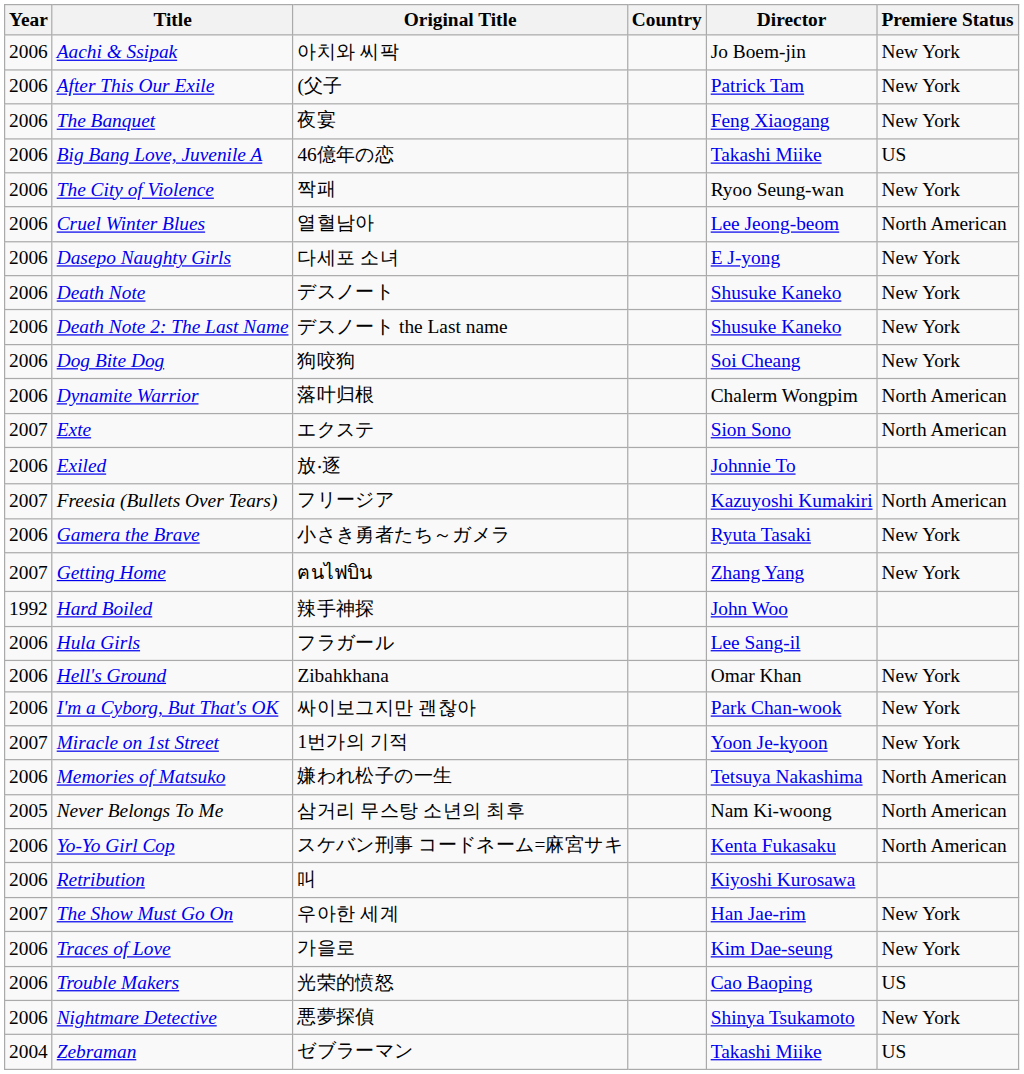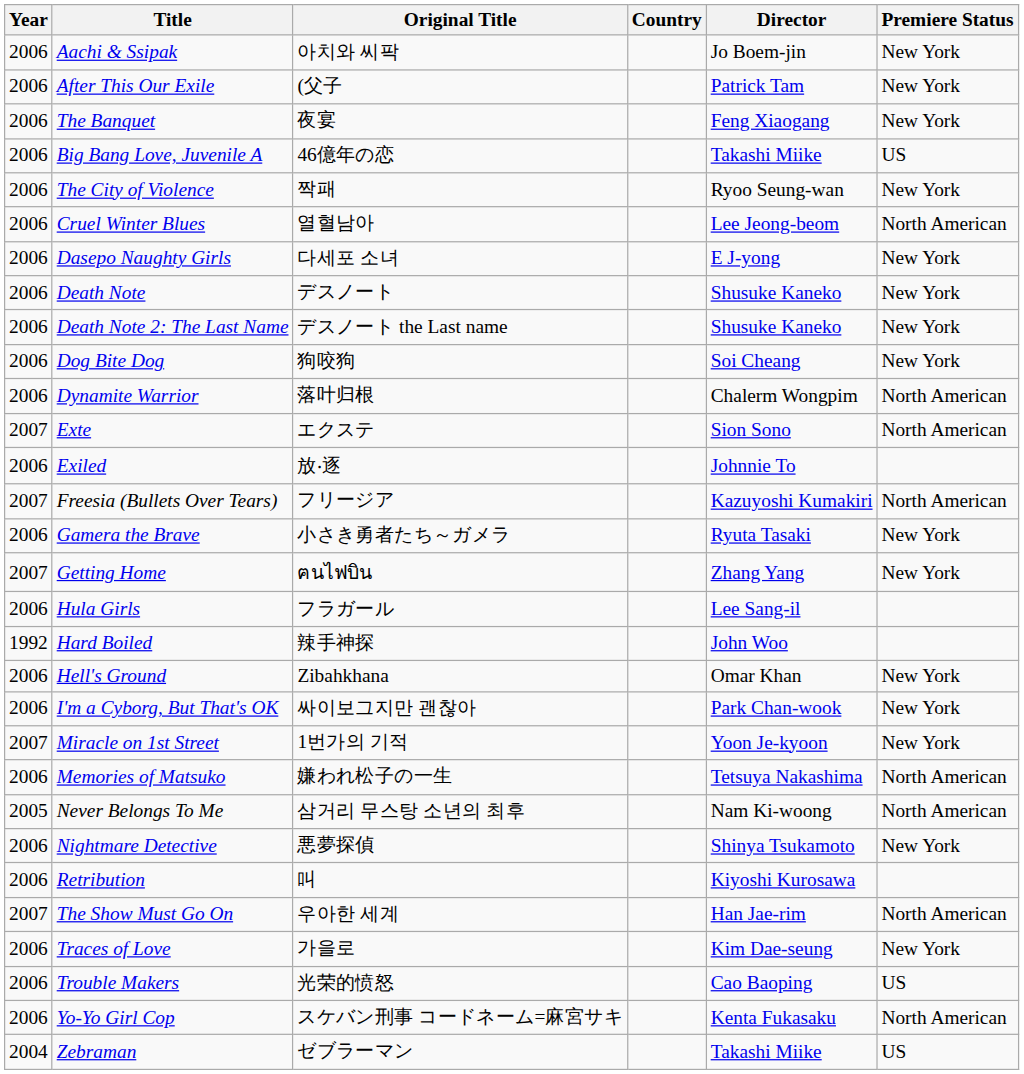rows swapped: (104, 608) <-> (98, 643)
rows swapped: (137, 1017) <-> (116, 845)
(921, 914) New York -> (944, 914) North American
